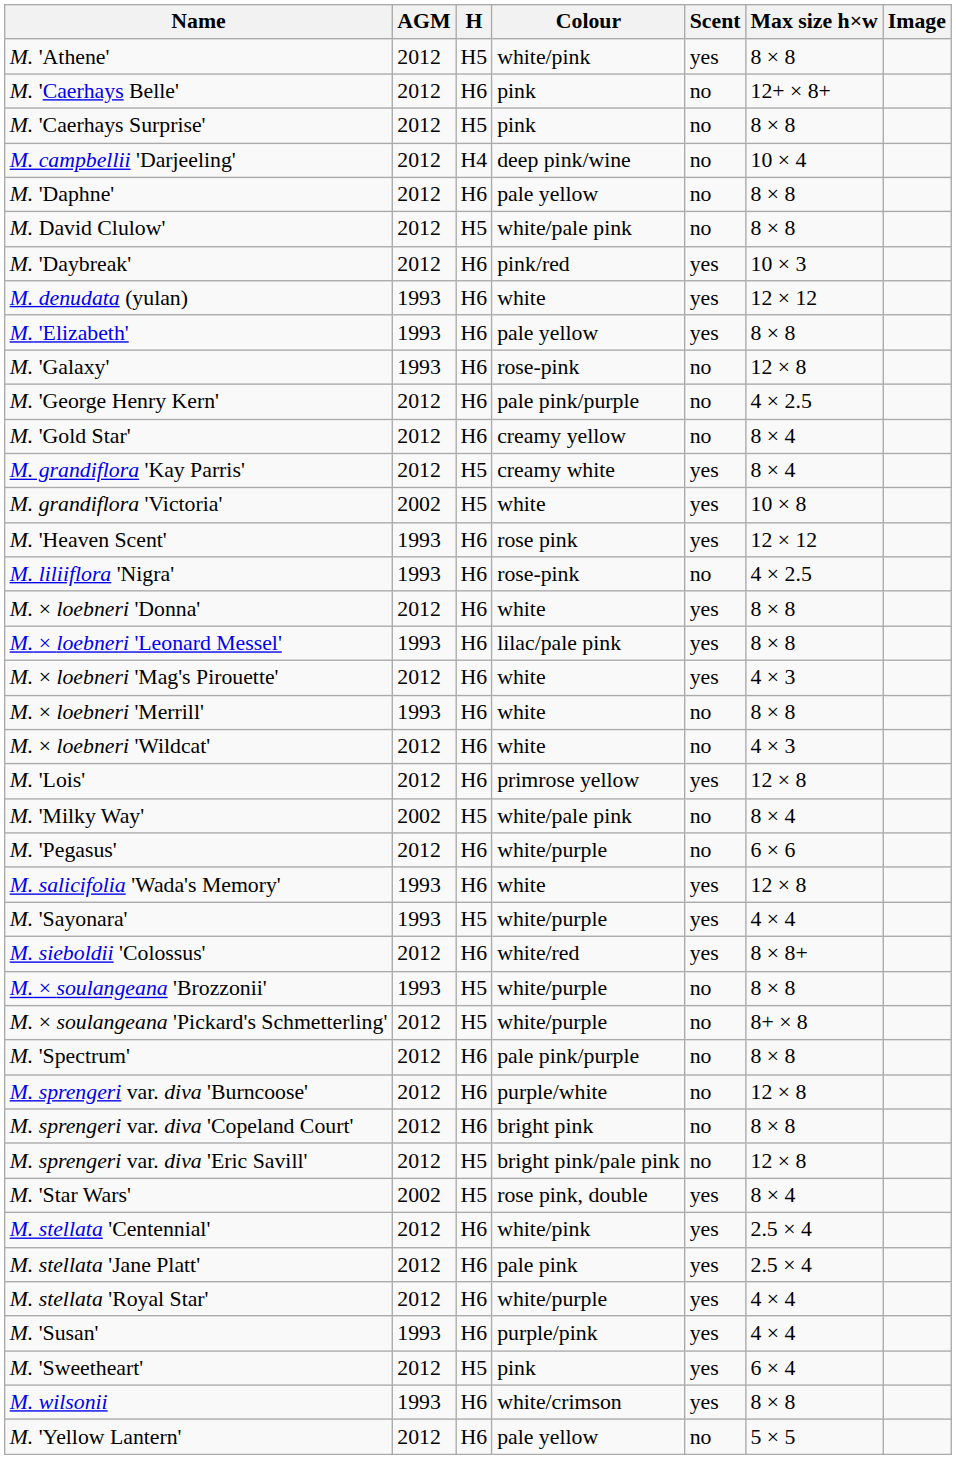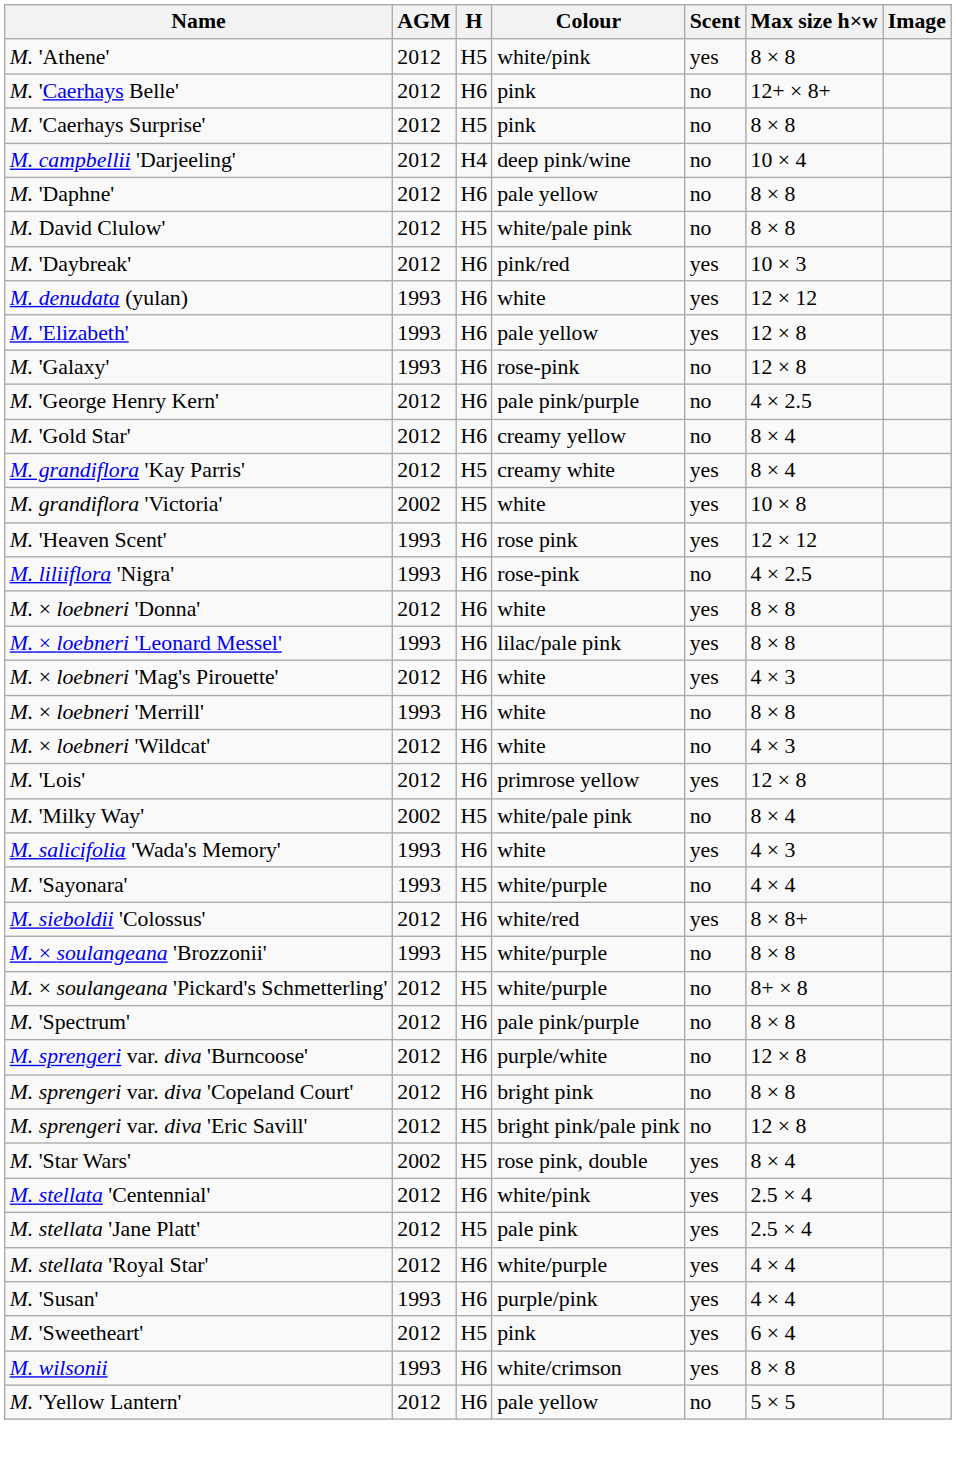(773, 332) 8 × 8 -> (778, 332) 12 × 8
- row: (63, 849)
(778, 884) 12 × 8 -> (773, 849) 4 × 3
(704, 919) yes -> (701, 884) no
(474, 1264) H6 -> (474, 1229) H5
